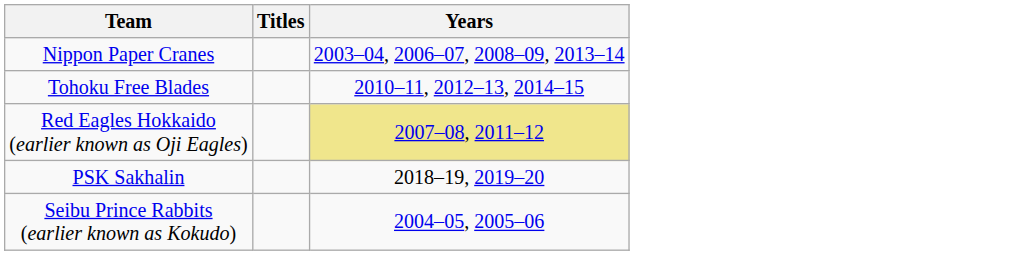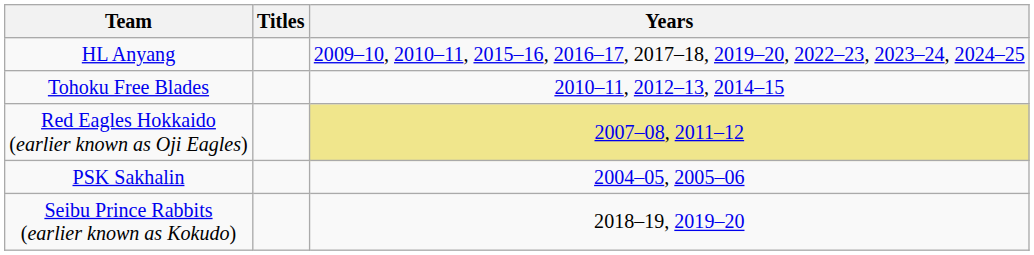+ row: (128, 54)
- row: (128, 54)
(469, 177) 2018–19, 2019–20 -> (669, 177) 2004–05, 2005–06
(469, 222) 2004–05, 2005–06 -> (669, 222) 2018–19, 2019–20
